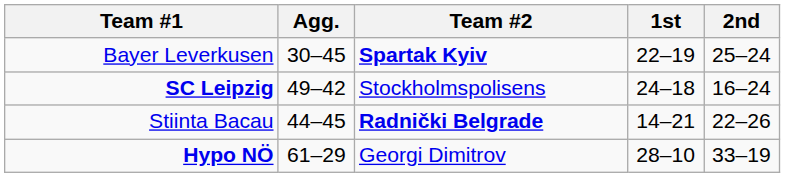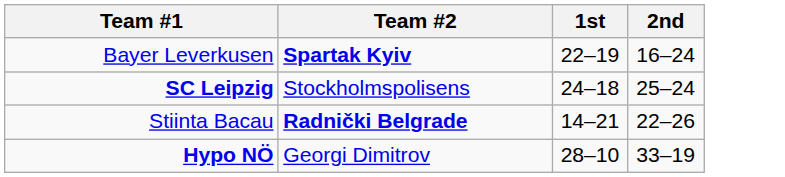- column: (316, 21)
(741, 54) 25–24 -> (666, 54) 16–24
(741, 88) 16–24 -> (666, 88) 25–24
